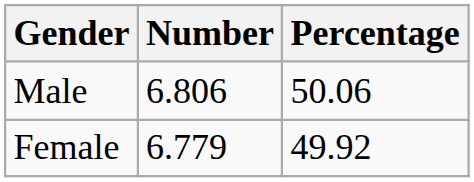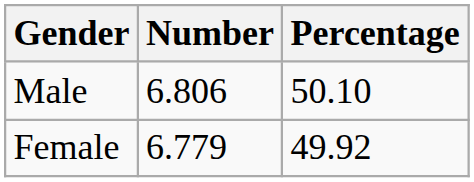(331, 90) 50.06 -> (331, 90) 50.10
